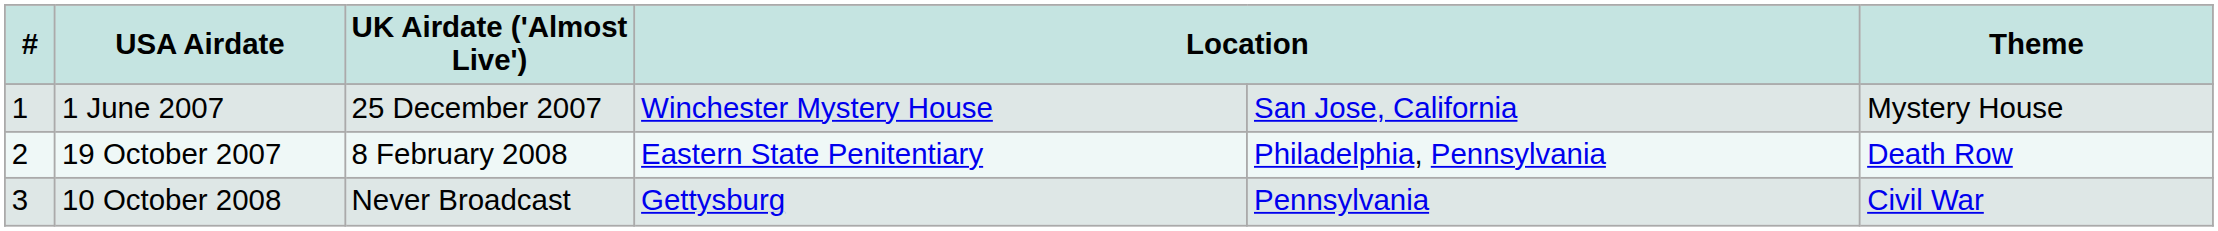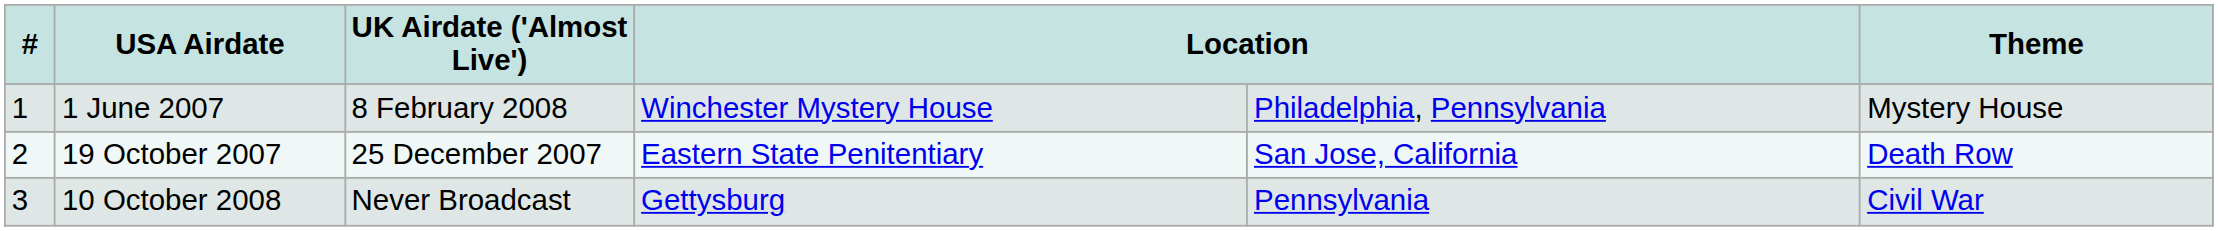(477, 107) 25 December 2007 -> (460, 107) 8 February 2008
(1386, 107) San Jose, California -> (1430, 107) Philadelphia, Pennsylvania
(460, 154) 8 February 2008 -> (477, 154) 25 December 2007
(1430, 154) Philadelphia, Pennsylvania -> (1386, 154) San Jose, California
